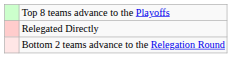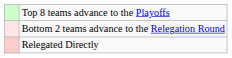rows swapped: (123, 45) <-> (60, 28)
